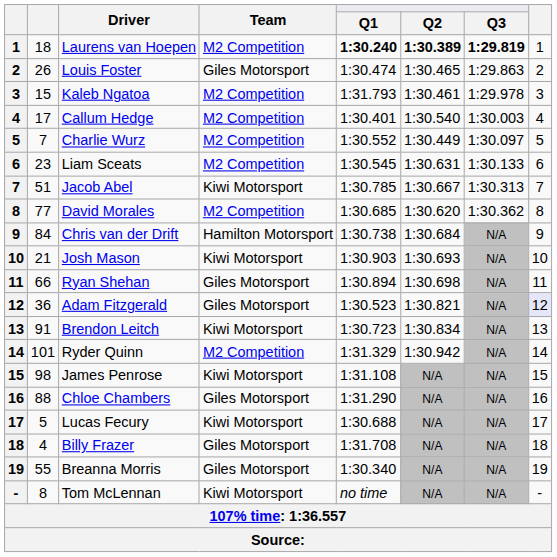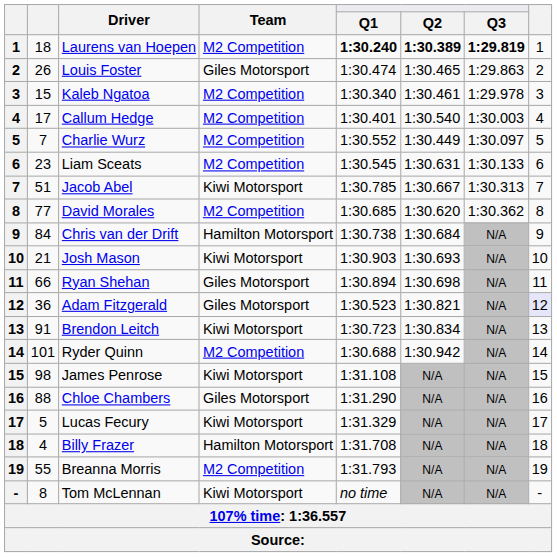(368, 93) 1:31.793 -> (368, 93) 1:30.340
(368, 351) 1:31.329 -> (368, 351) 1:30.688
(368, 422) 1:30.688 -> (368, 422) 1:31.329
(256, 445) Giles Motorsport -> (268, 445) Hamilton Motorsport
(256, 469) Giles Motorsport -> (254, 469) M2 Competition
(368, 469) 1:30.340 -> (368, 469) 1:31.793
